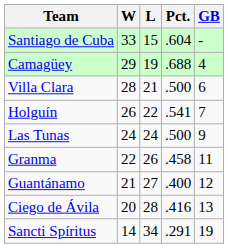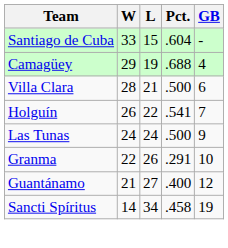(178, 159) .458 -> (178, 159) .291
(205, 159) 11 -> (206, 159) 10
- row: (53, 207)
(178, 231) .291 -> (178, 207) .458
